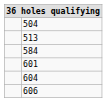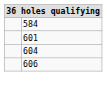- row: (30, 24)
- row: (30, 38)
